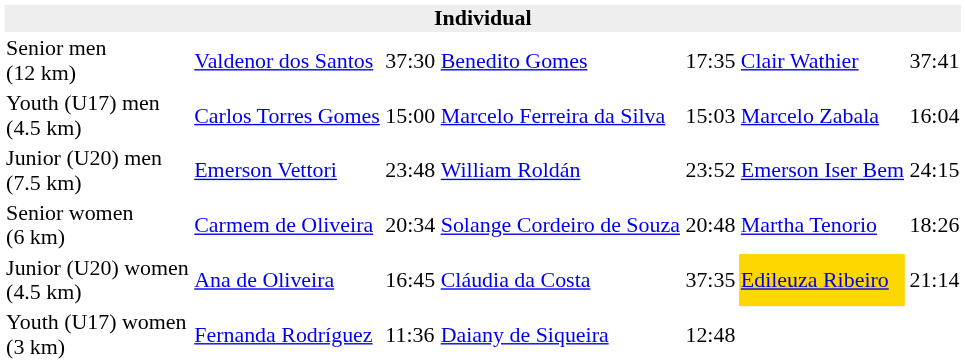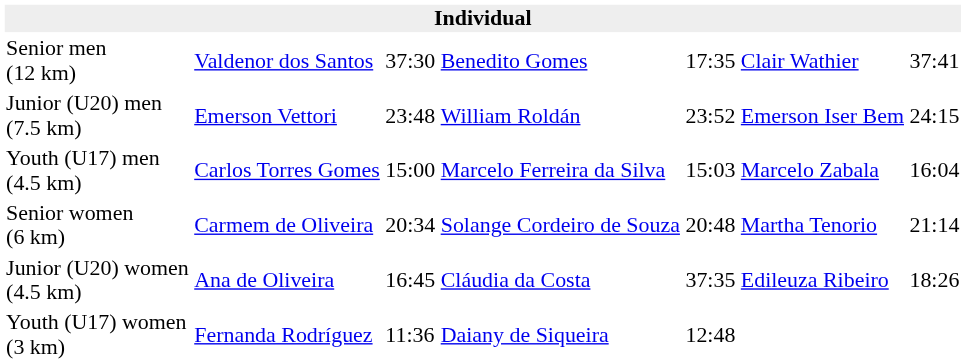rows swapped: (84, 170) <-> (83, 115)
(934, 225) 18:26 -> (934, 225) 21:14
(815, 279) gold background -> (815, 279) no background
(934, 279) 21:14 -> (934, 279) 18:26
